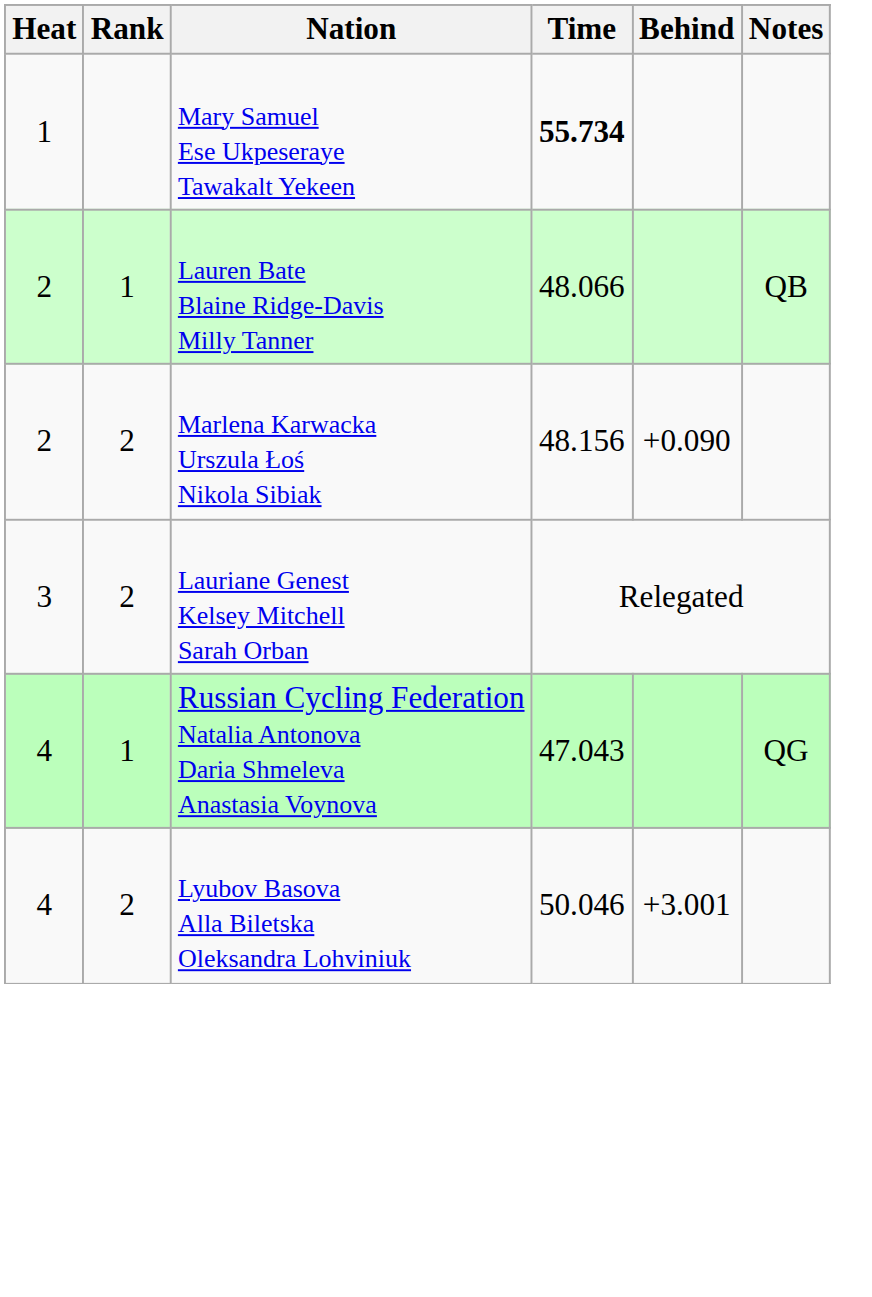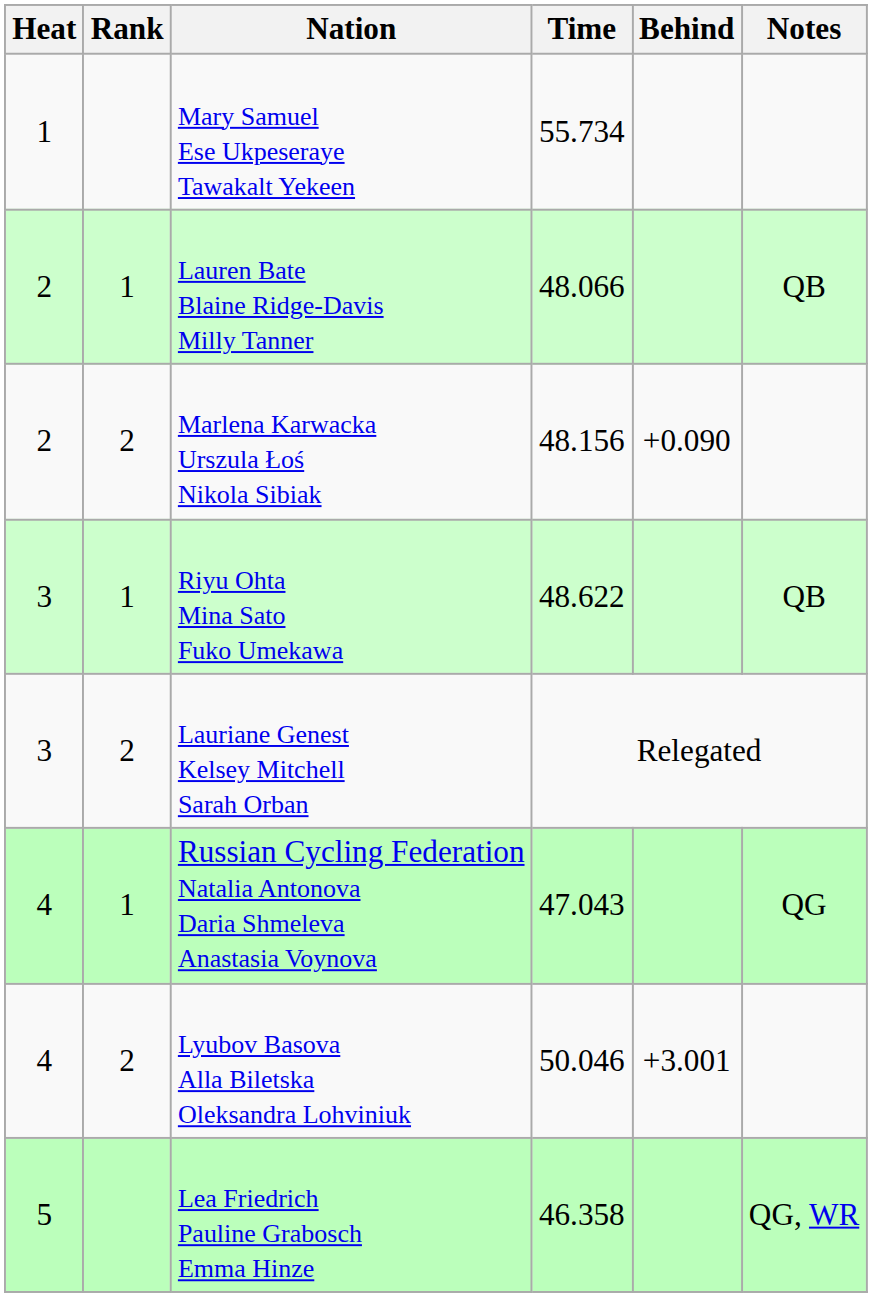(582, 131) bold -> (582, 131) normal
+ row: (261, 615)
+ row: (270, 1234)
